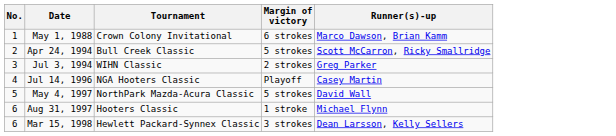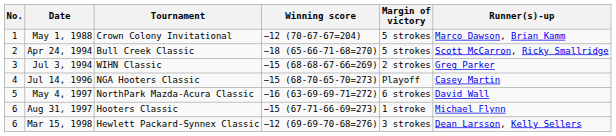+ column: (321, 17)
(288, 37) 6 strokes -> (406, 37) 5 strokes
(288, 95) 5 strokes -> (406, 95) 6 strokes
